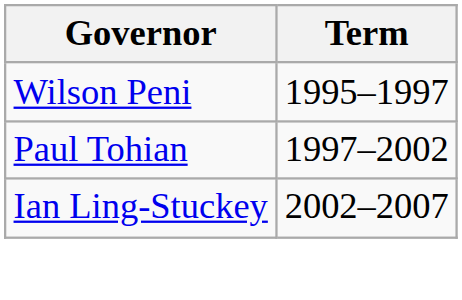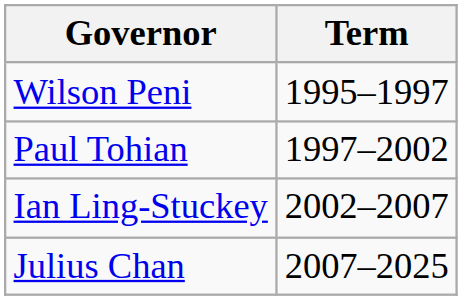+ row: (99, 264)
